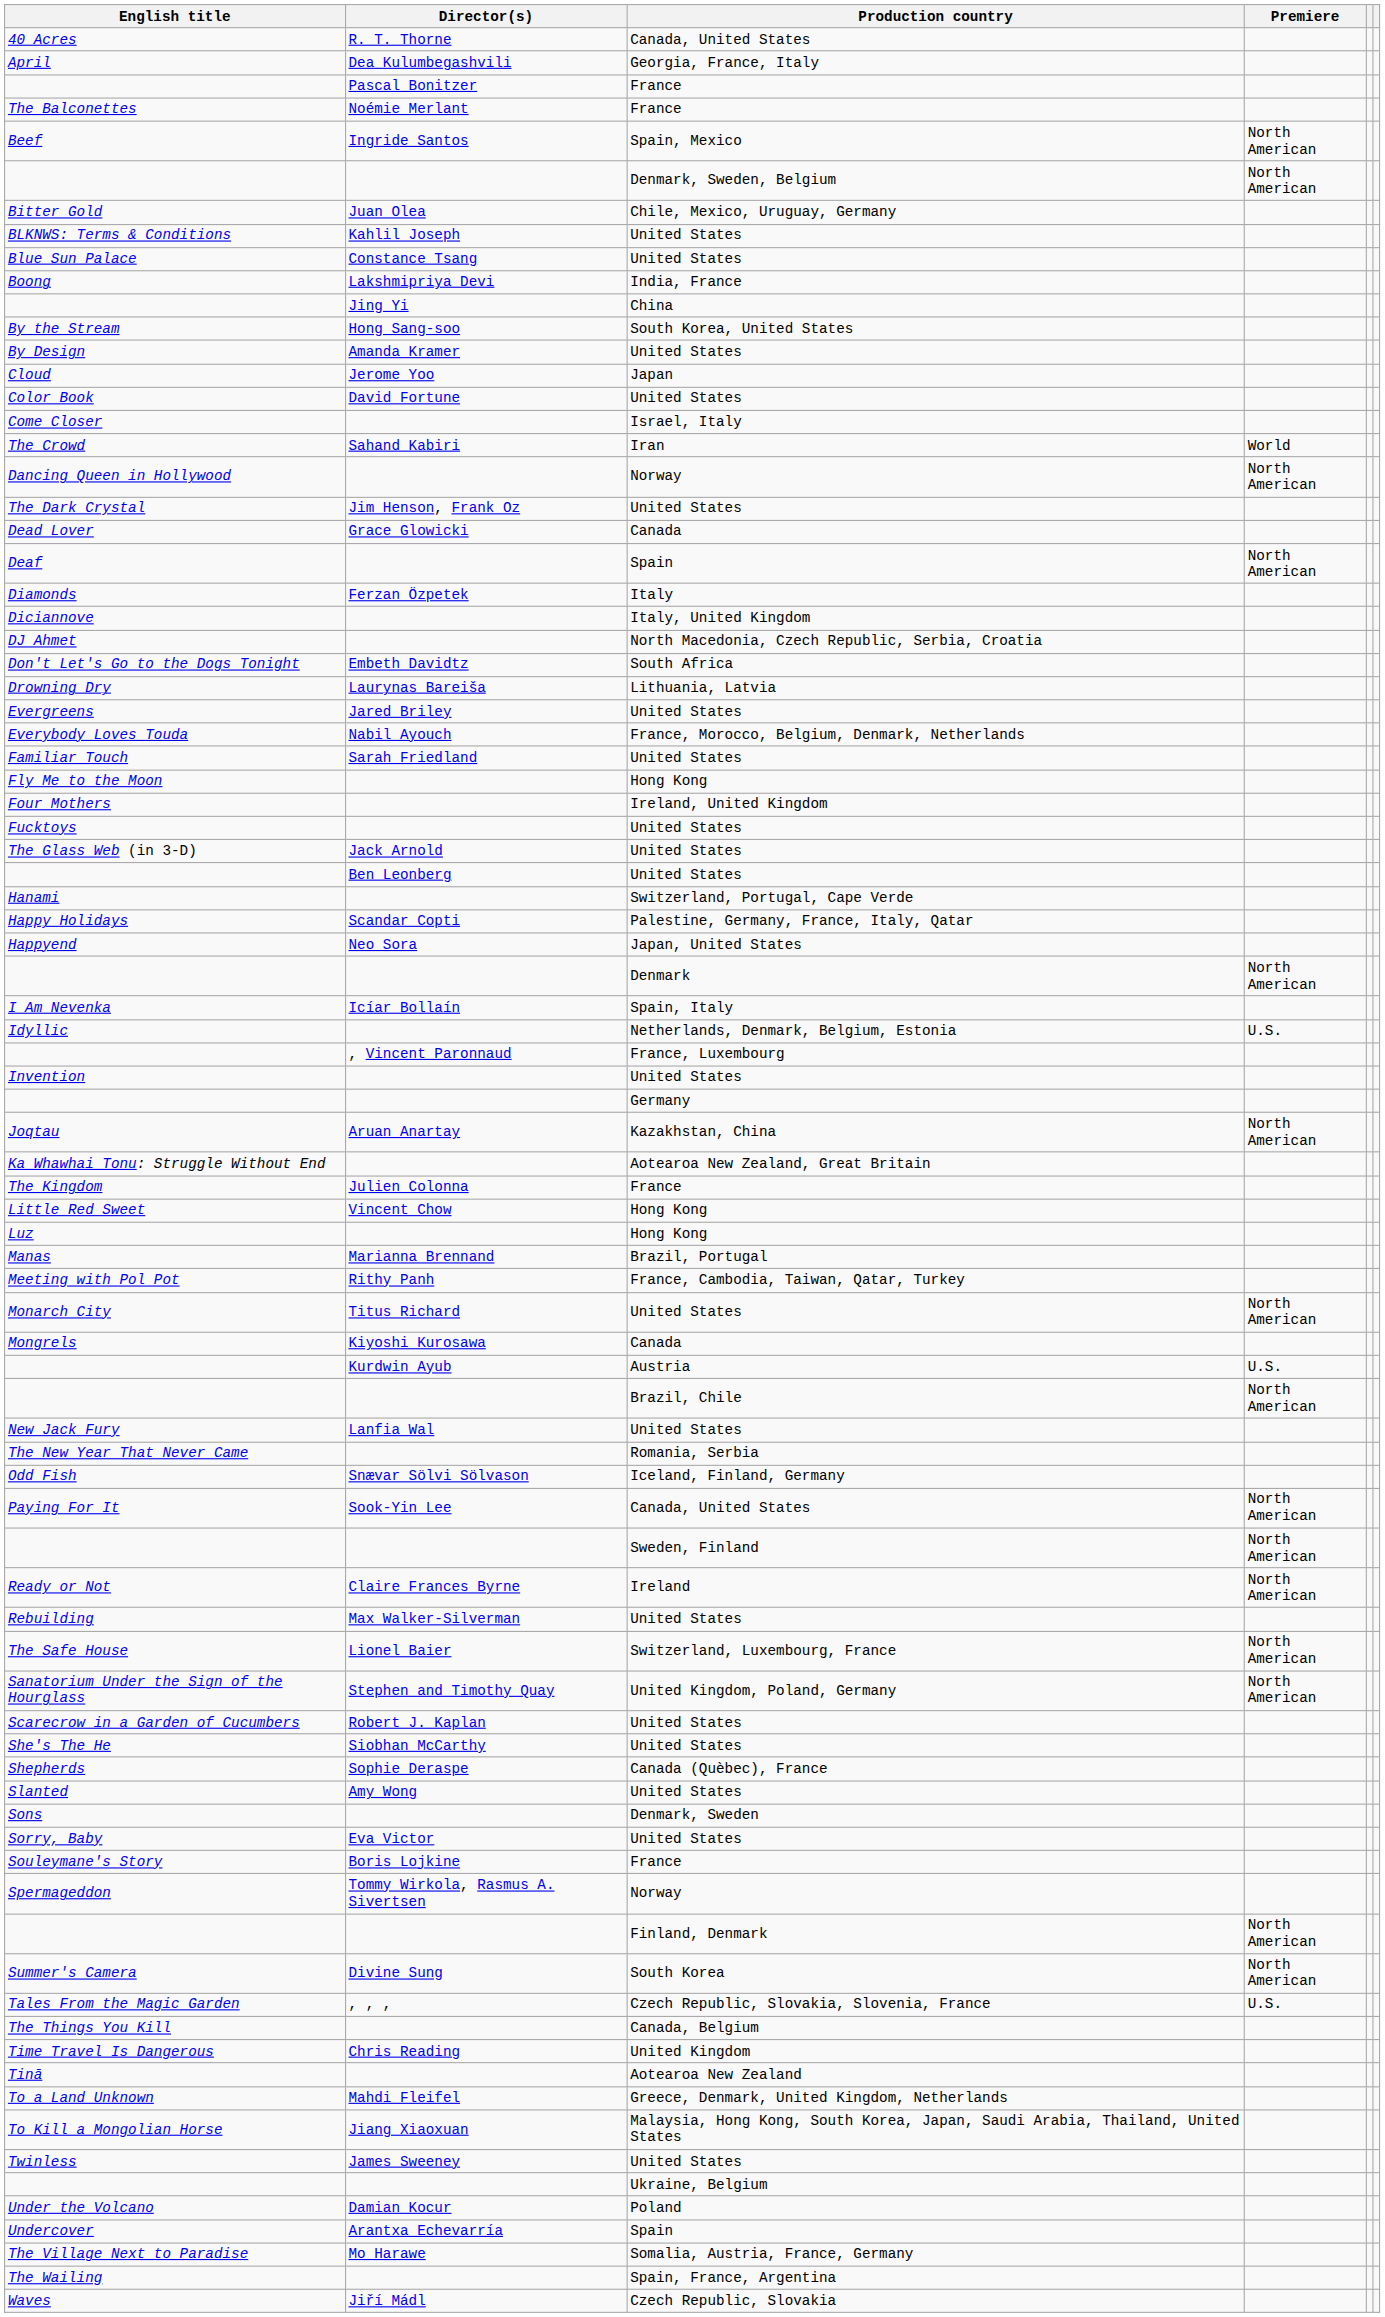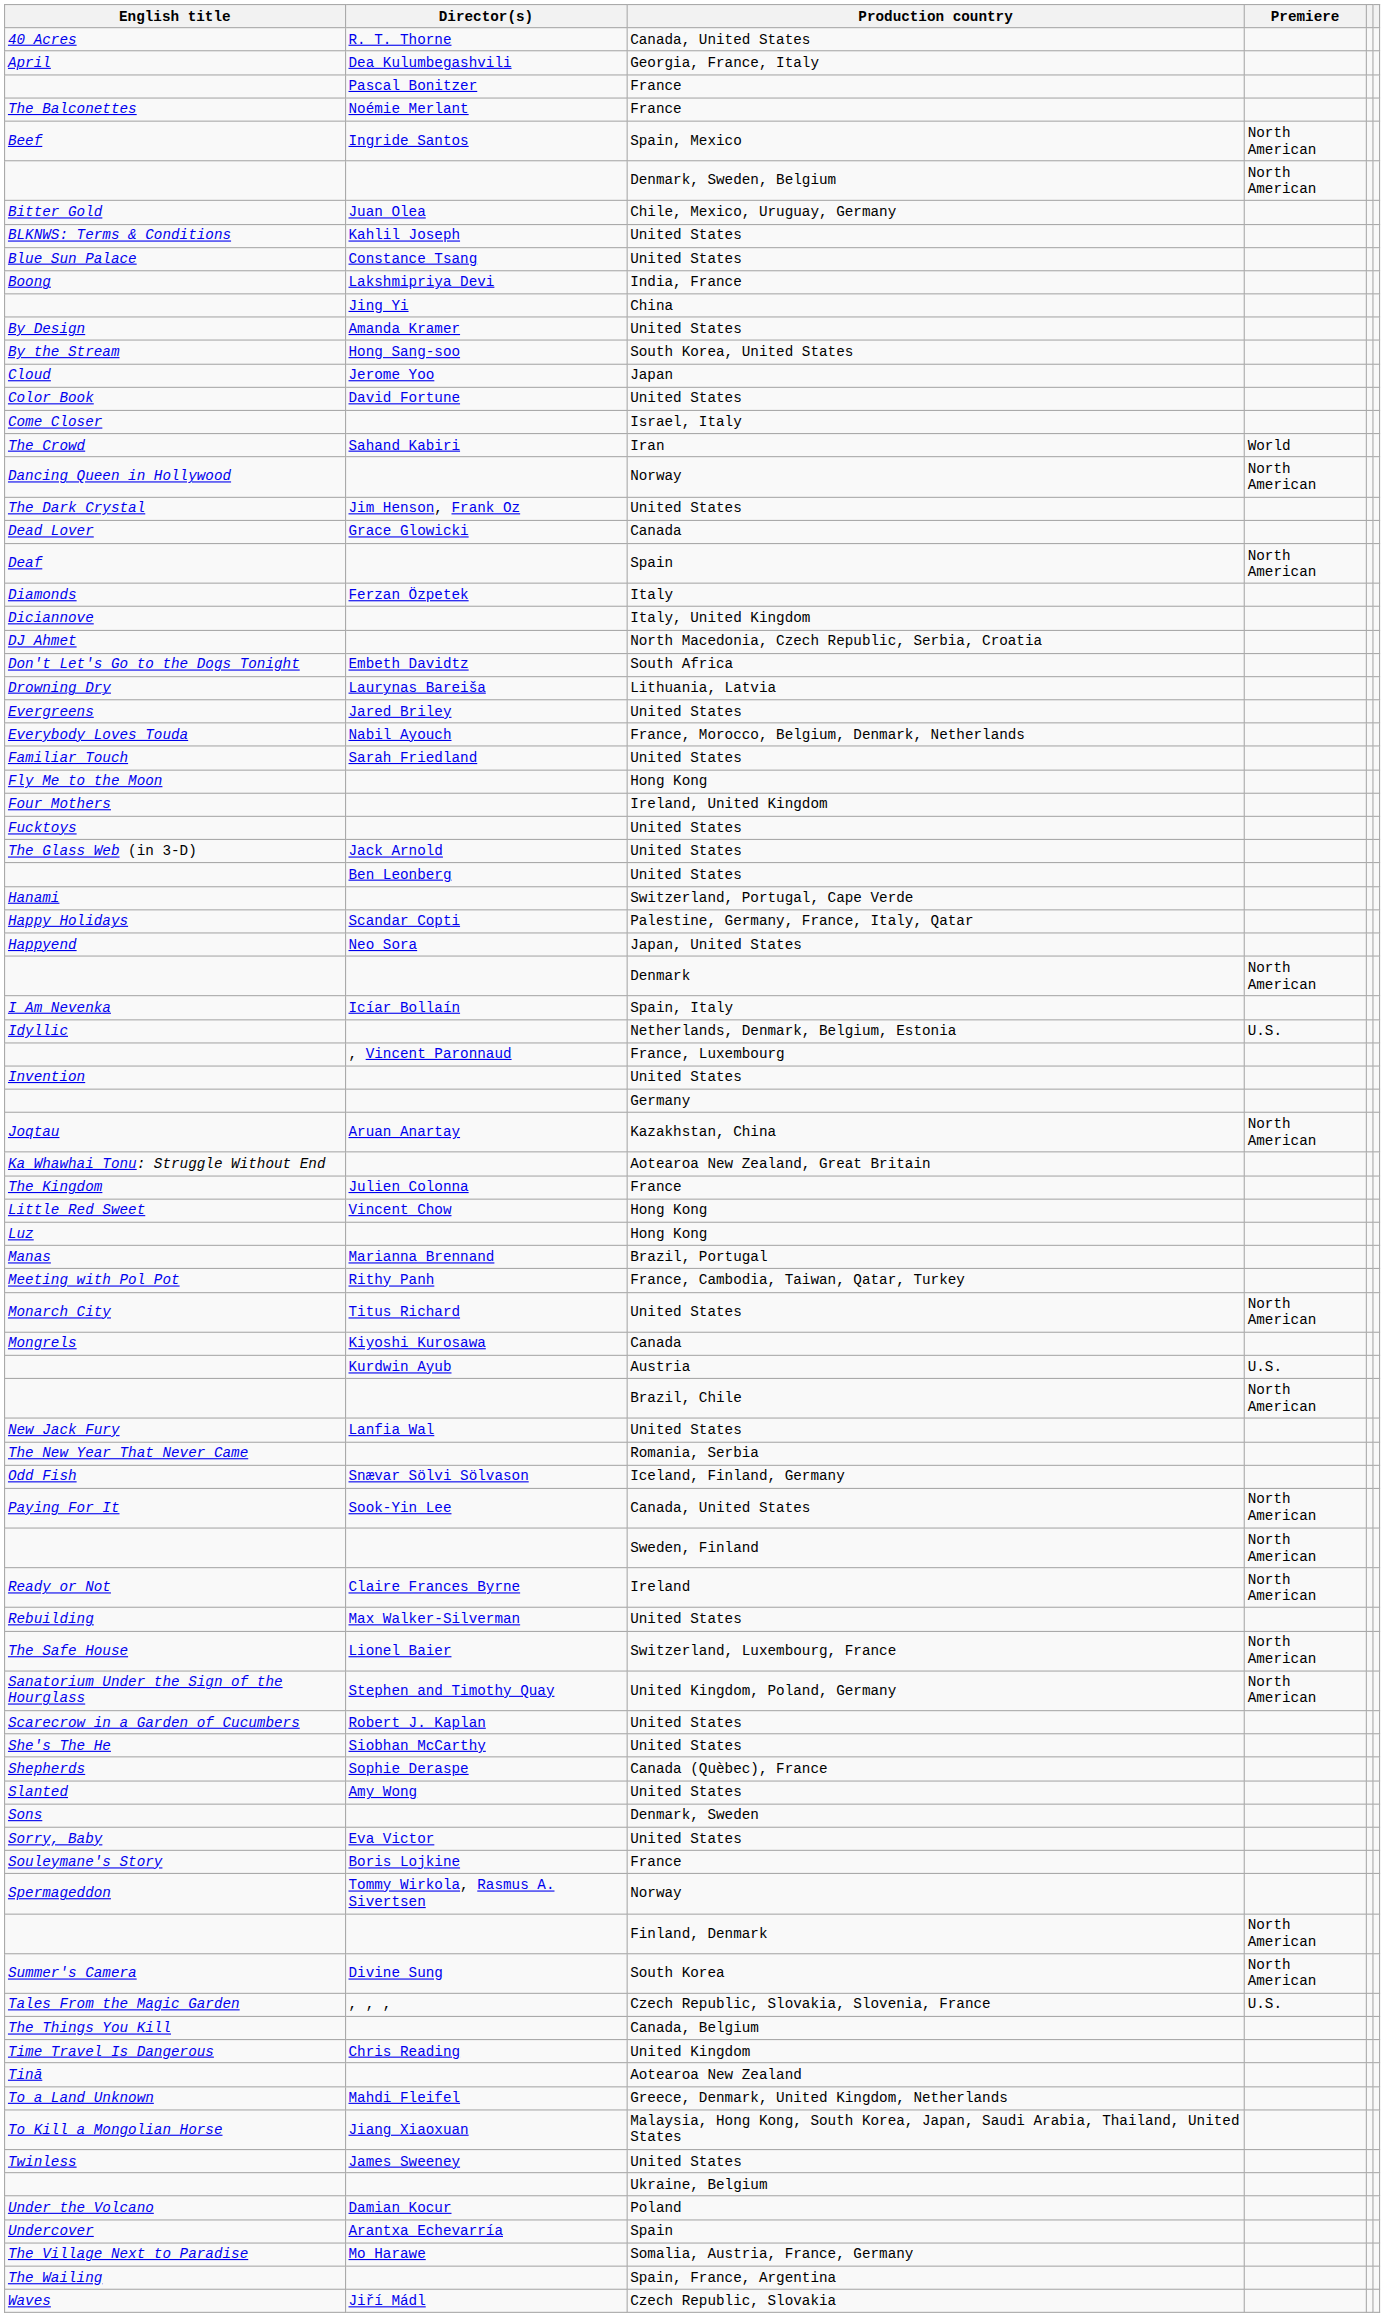rows swapped: (47, 352) <-> (64, 329)
